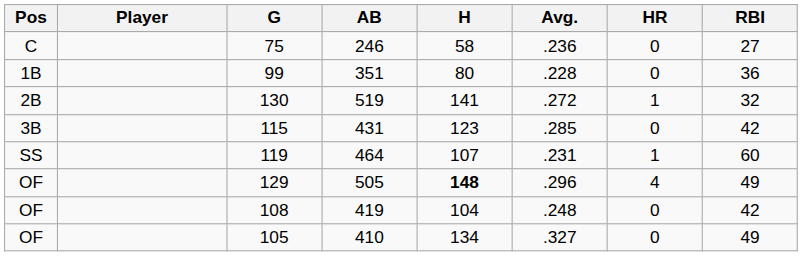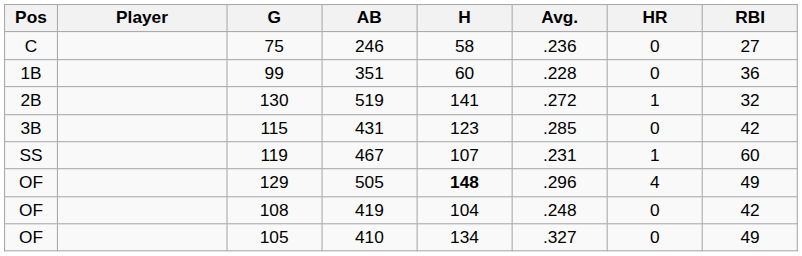(465, 73) 80 -> (465, 73) 60
(369, 155) 464 -> (369, 155) 467
